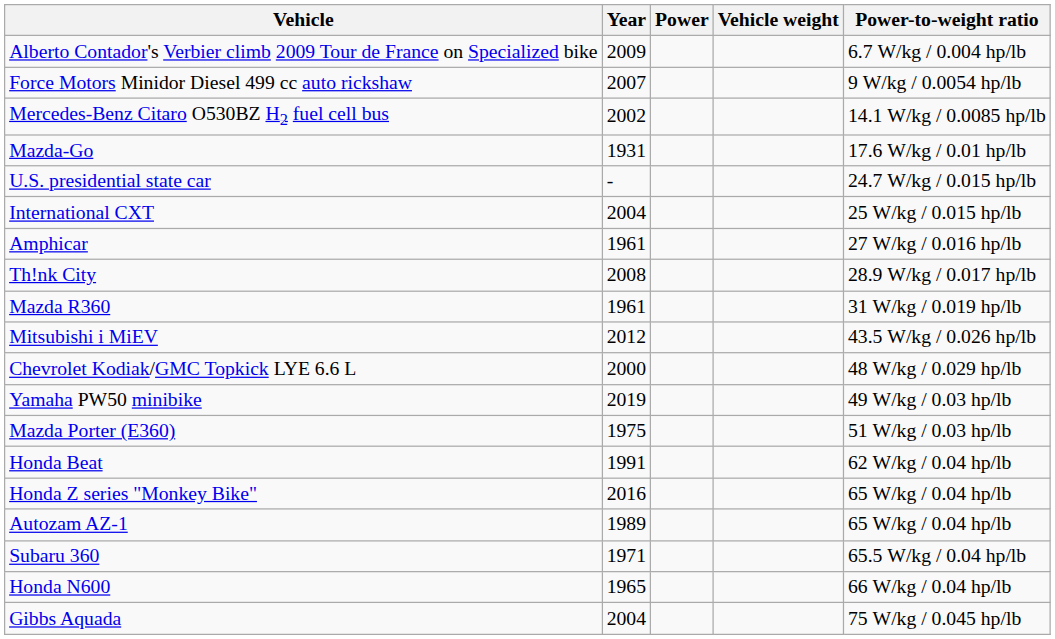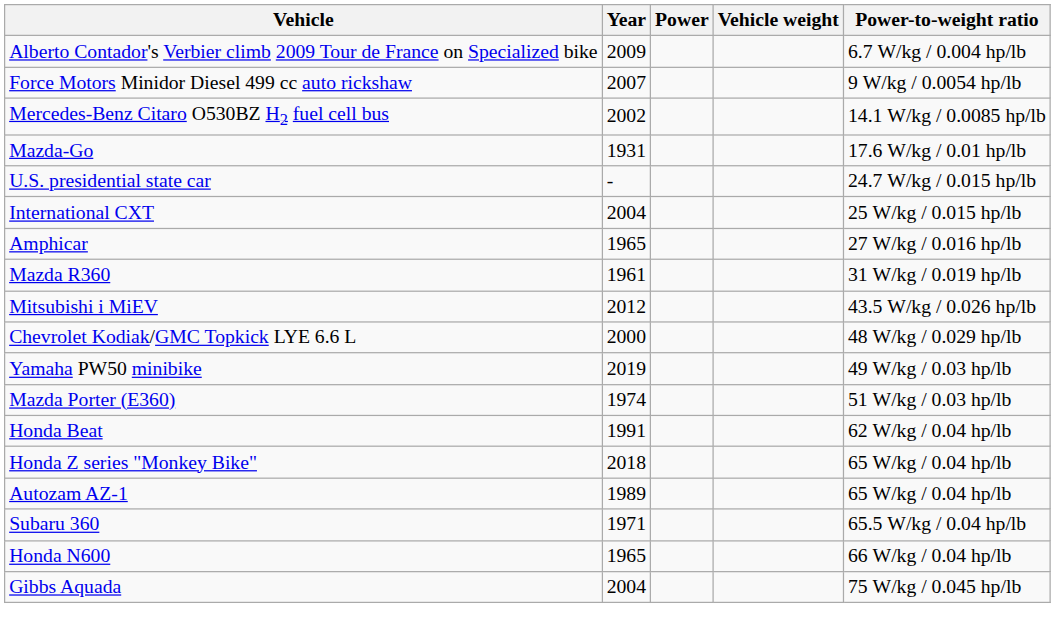(626, 243) 1961 -> (626, 243) 1965
- row: (53, 274)
(626, 431) 1975 -> (626, 399) 1974
(626, 493) 2016 -> (626, 462) 2018
